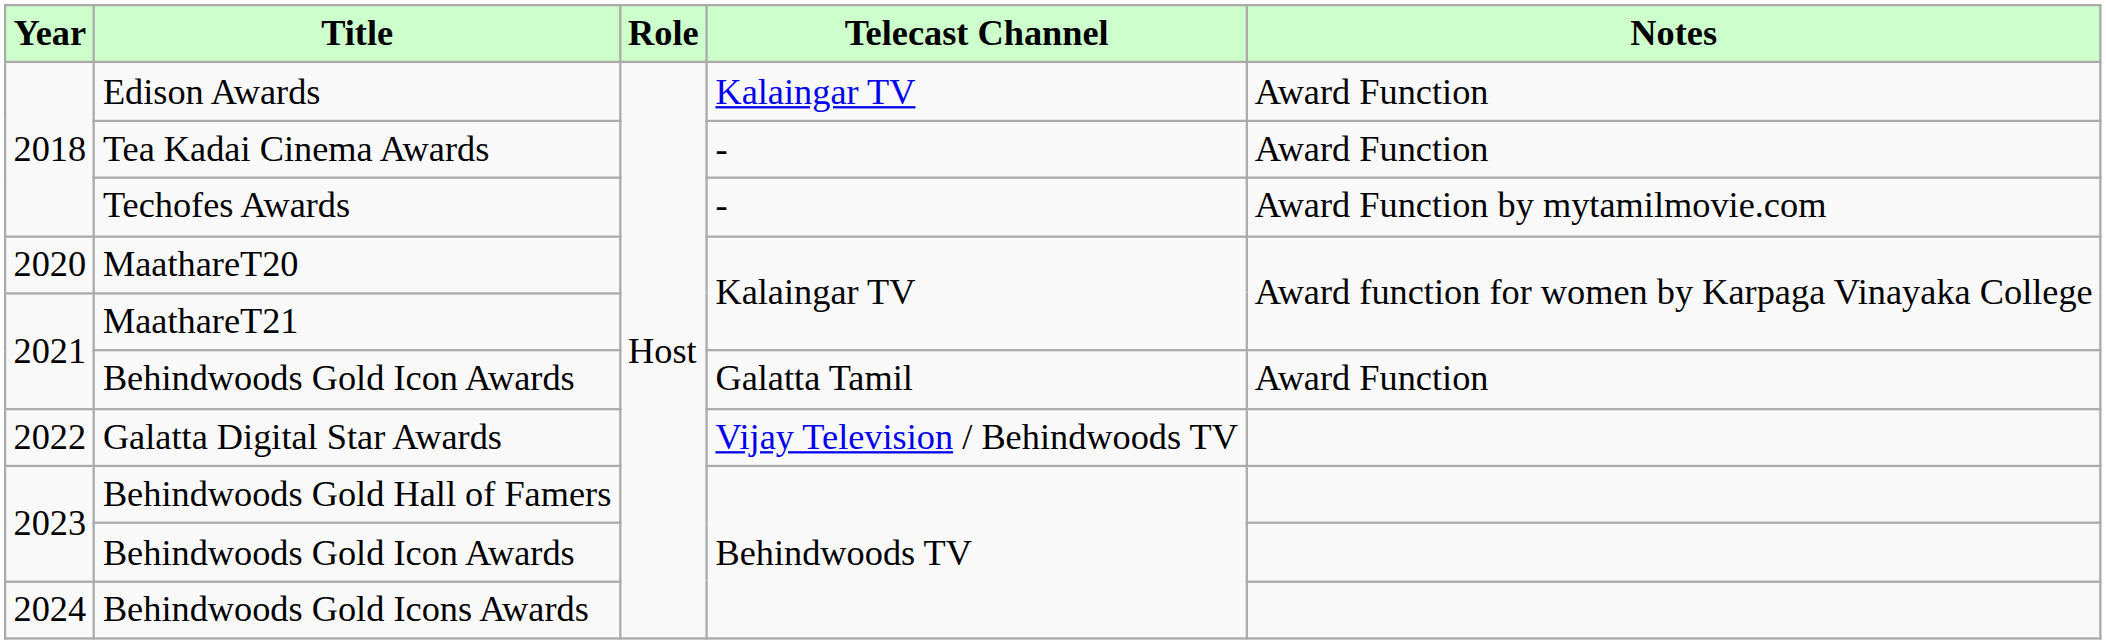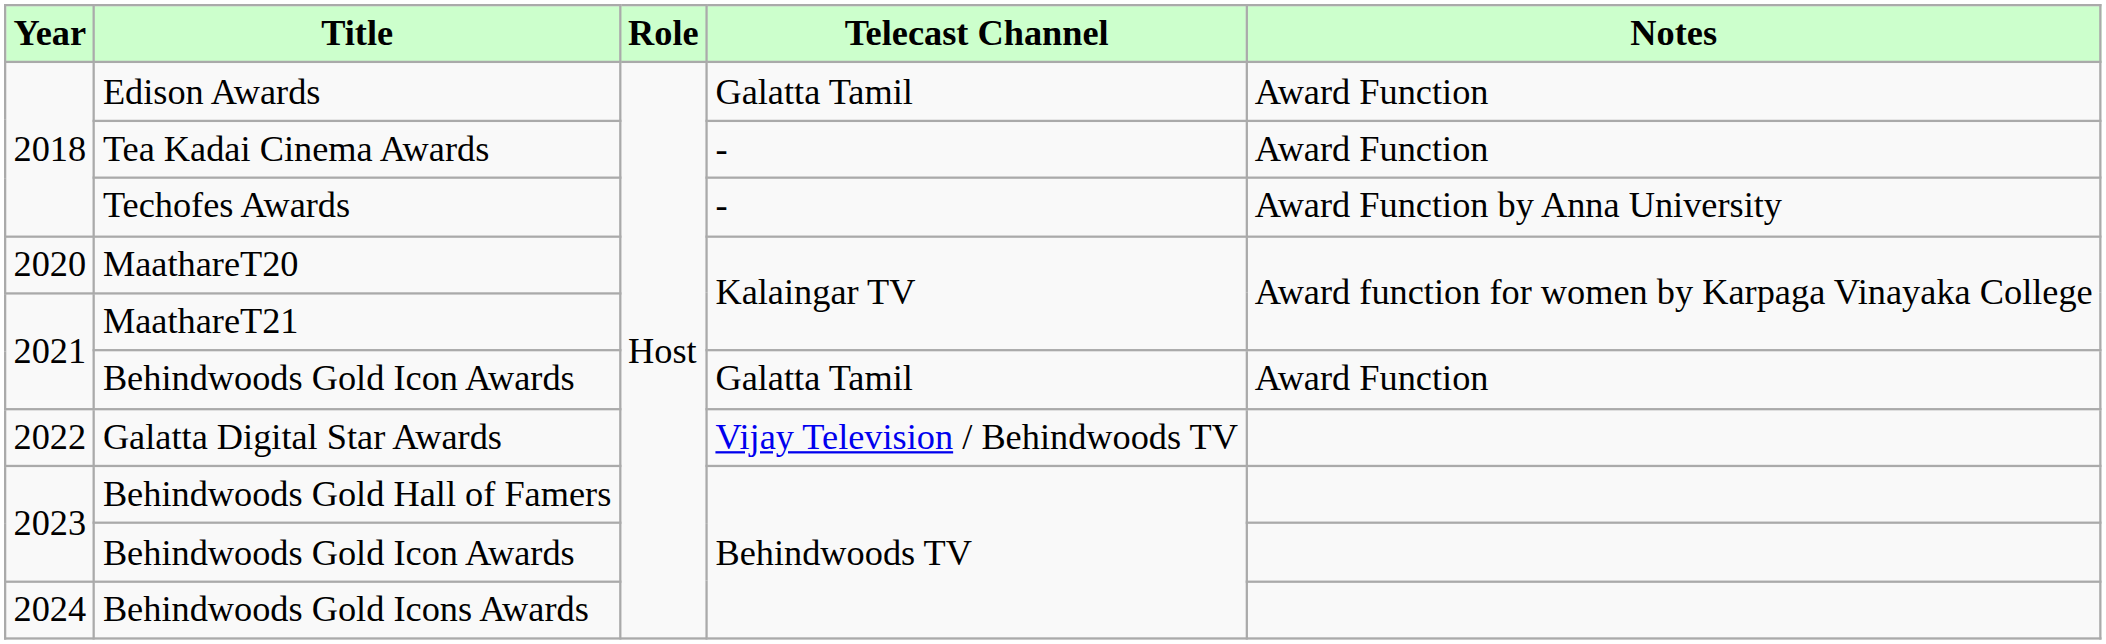(815, 90) Kalaingar TV -> (814, 90) Galatta Tamil
(1541, 206) Award Function by mytamilmovie.com -> (1518, 206) Award Function by Anna University
